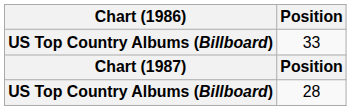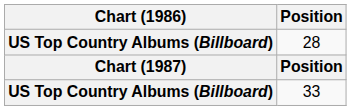rows swapped: (312, 42) <-> (312, 92)
